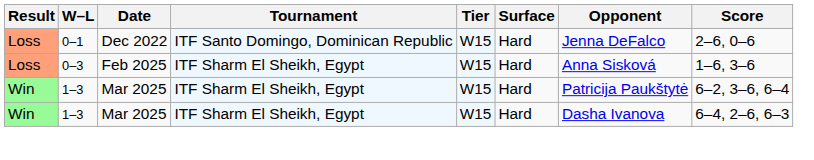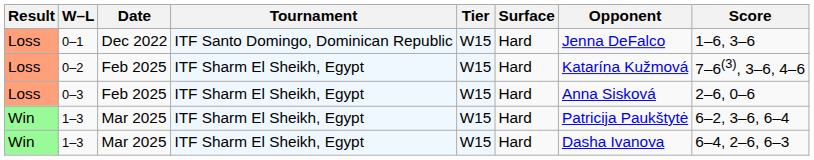(725, 41) 2–6, 0–6 -> (725, 41) 1–6, 3–6
+ row: (73, 68)
(725, 65) 1–6, 3–6 -> (725, 93) 2–6, 0–6
